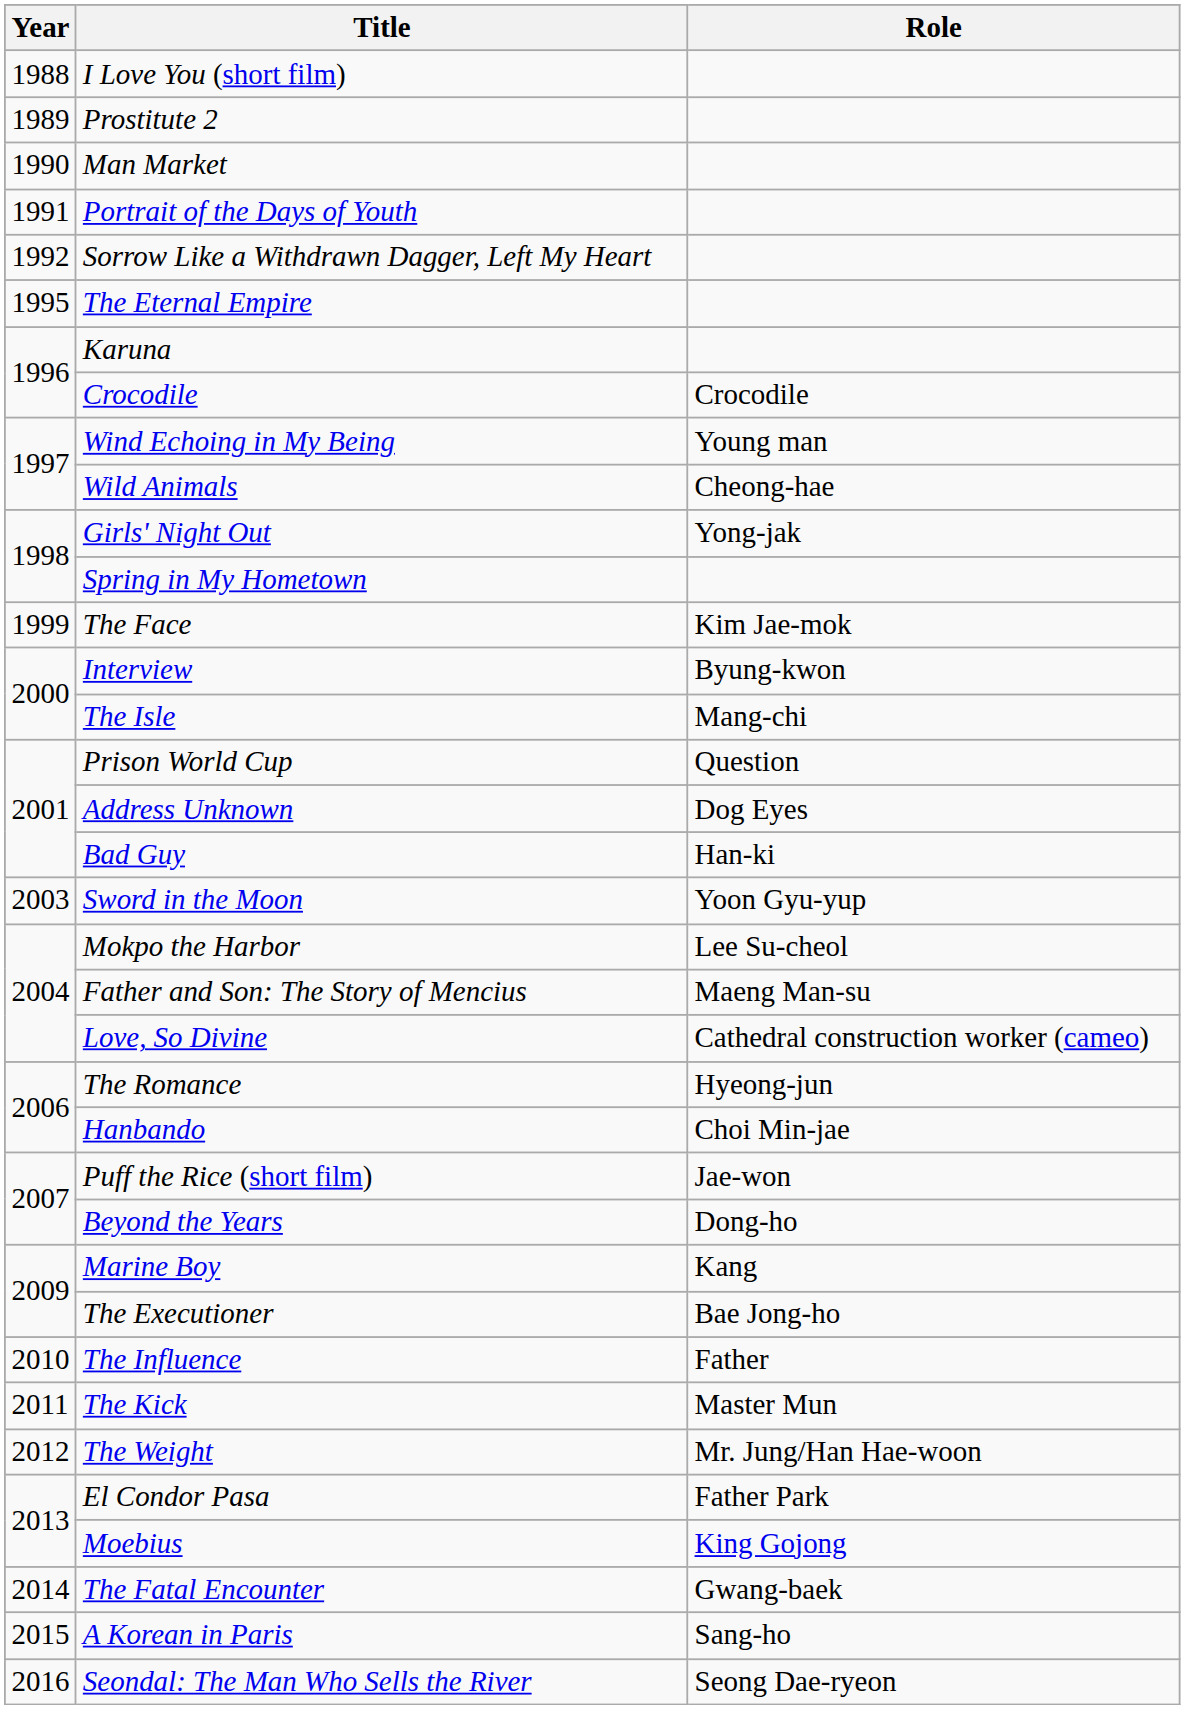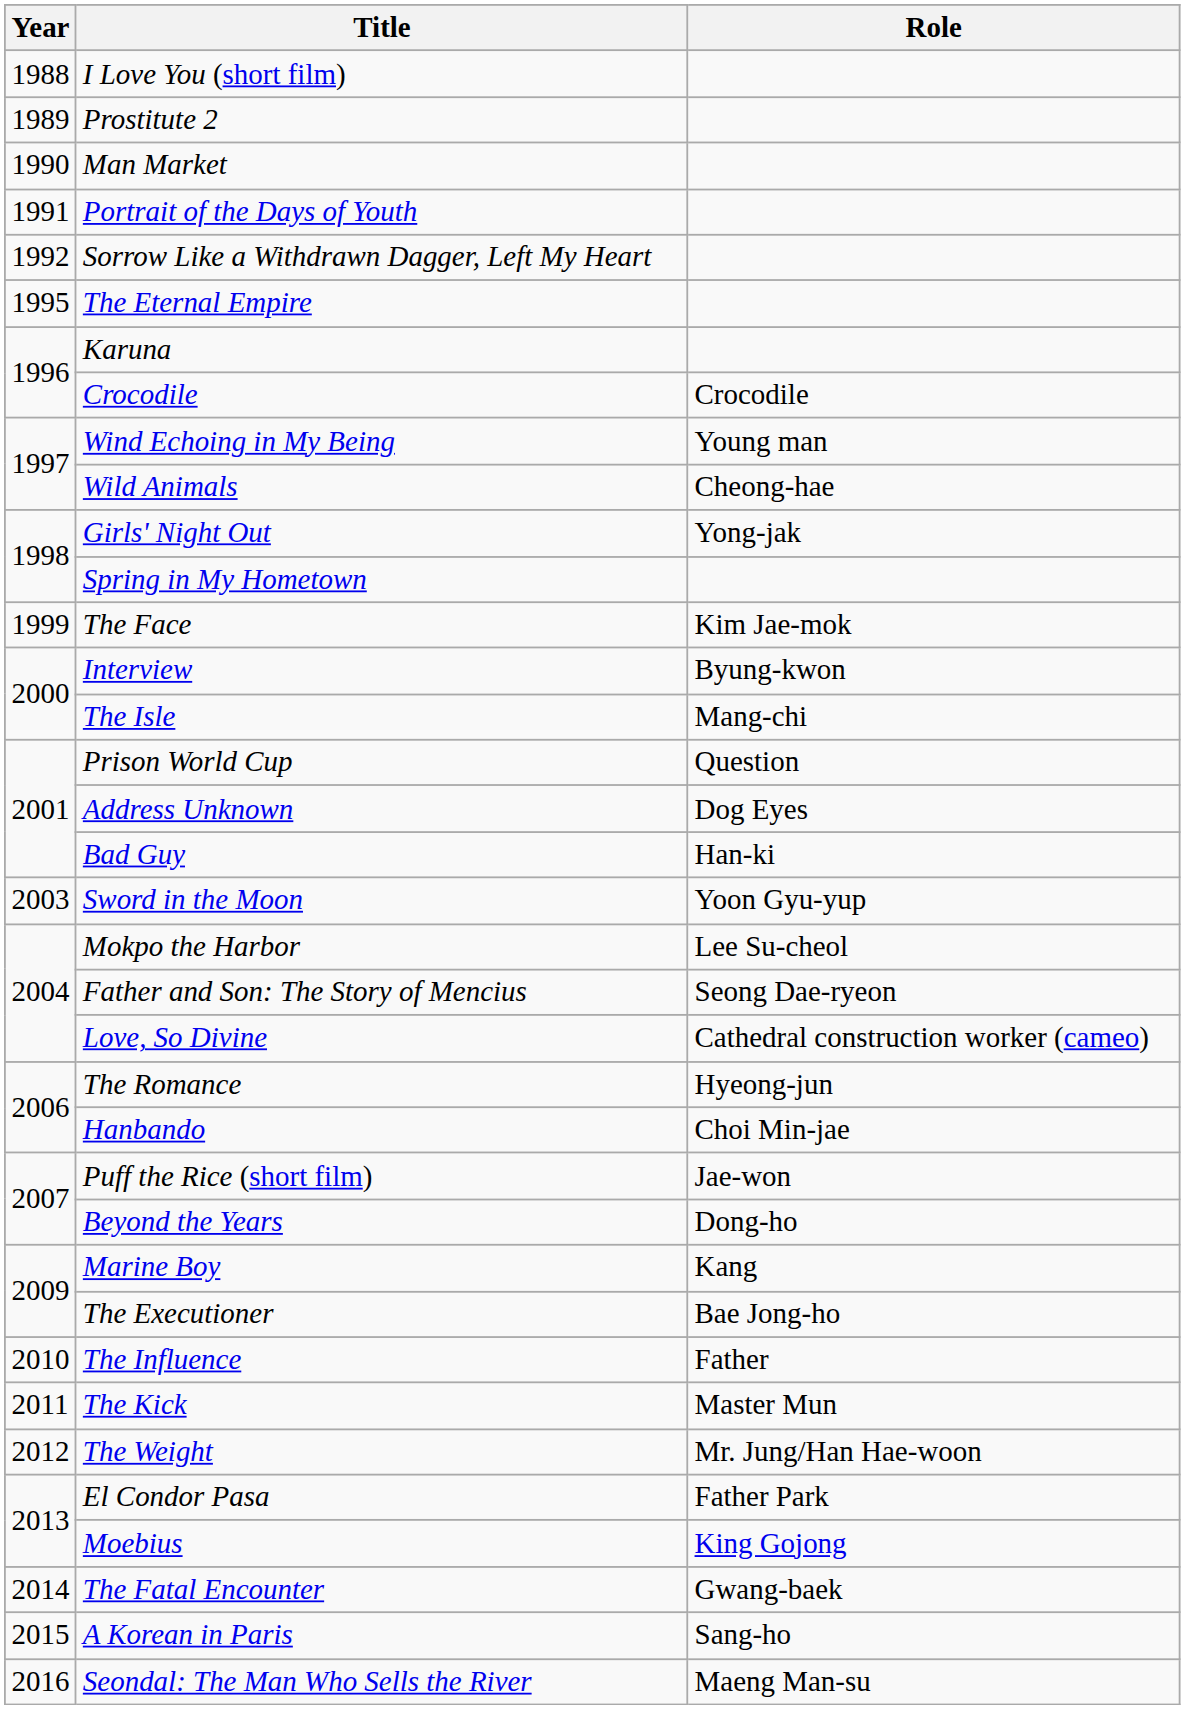(783, 991) Maeng Man-su -> (795, 991) Seong Dae-ryeon
(795, 1680) Seong Dae-ryeon -> (783, 1680) Maeng Man-su
